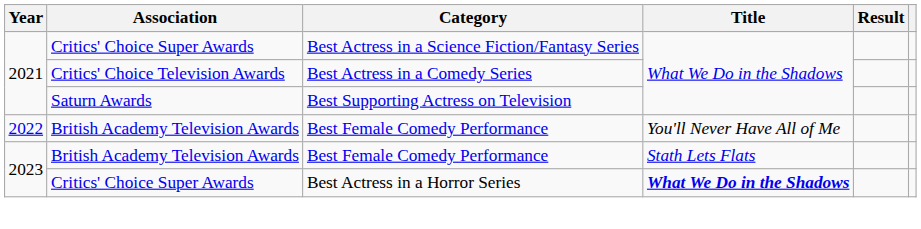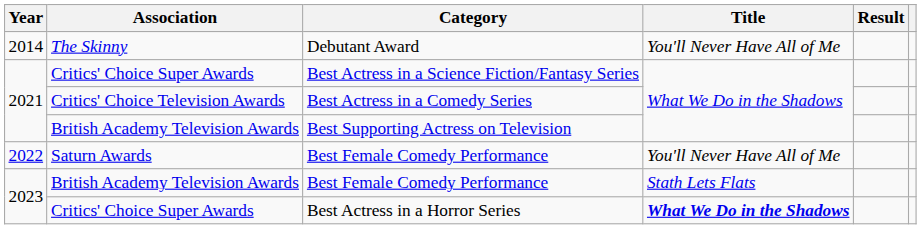+ row: (26, 45)
(101, 100) Saturn Awards -> (175, 127) British Academy Television Awards
(175, 127) British Academy Television Awards -> (101, 155) Saturn Awards
